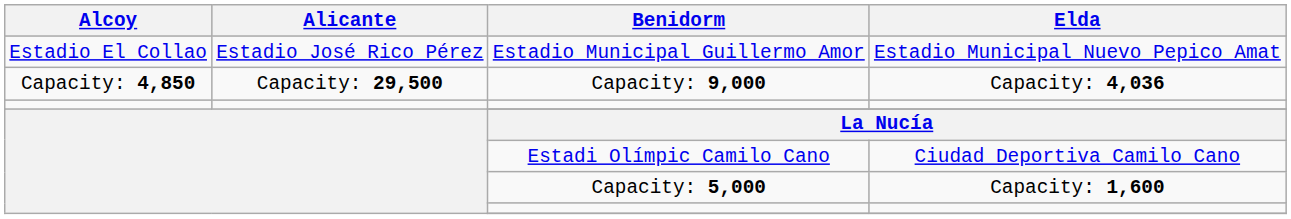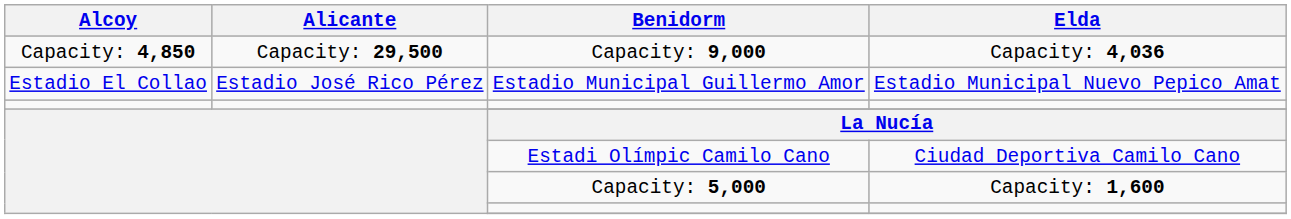rows swapped: (679, 52) <-> (679, 84)
